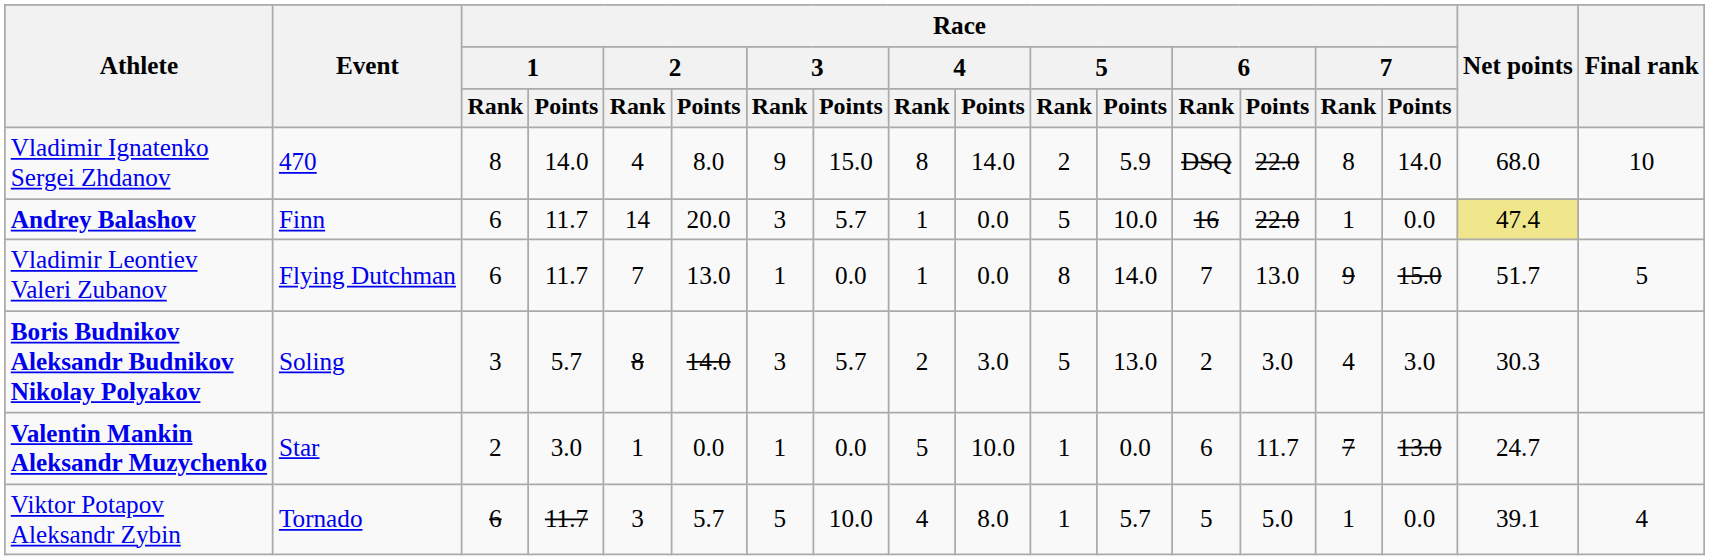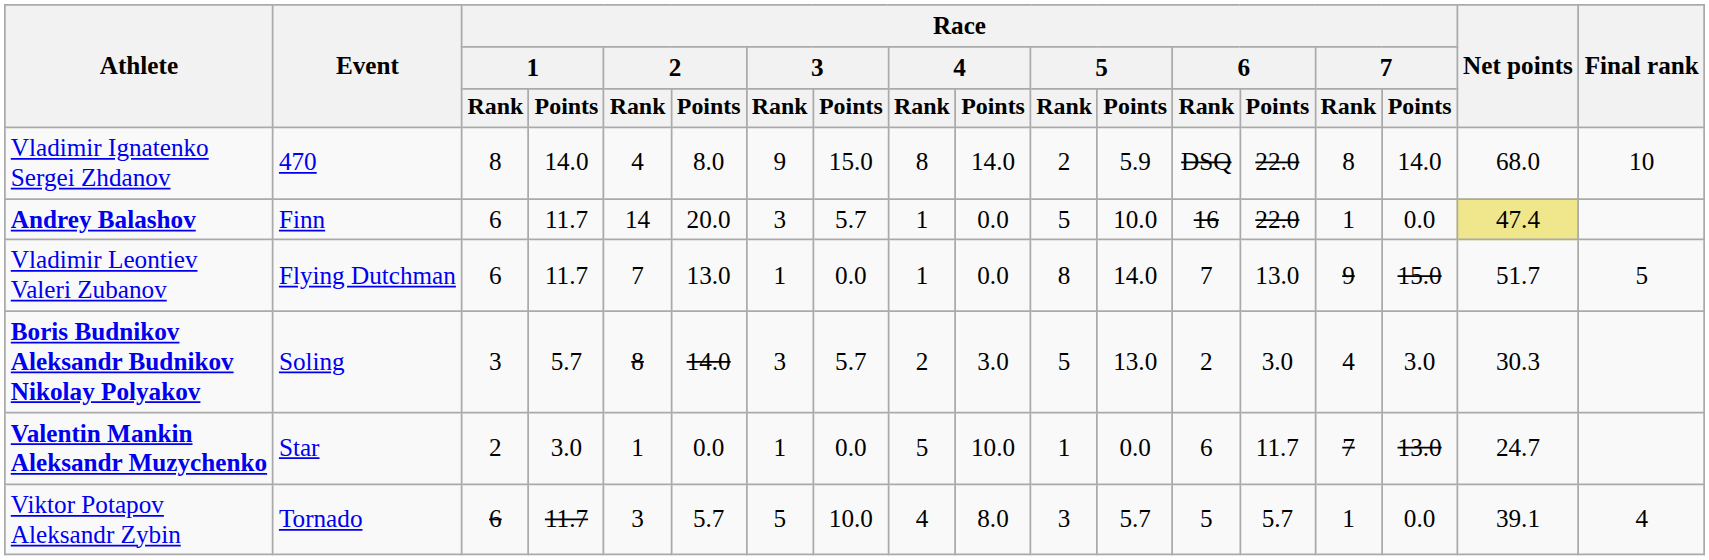(1064, 519) 1 -> (1064, 519) 3
(1277, 519) 5.0 -> (1277, 519) 5.7
